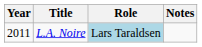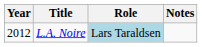(19, 32) 2011 -> (19, 32) 2012
